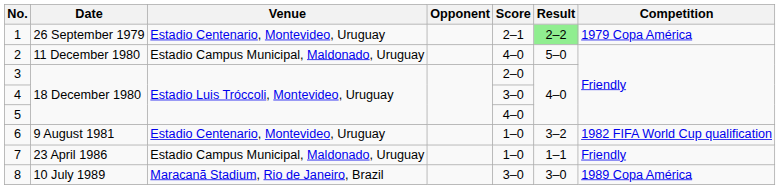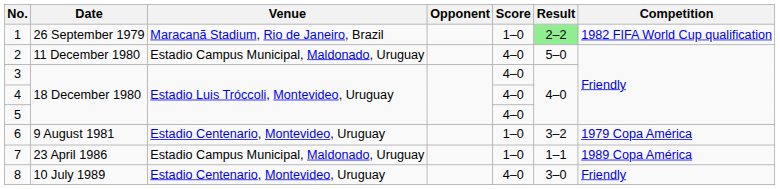(268, 34) Estadio Centenario, Montevideo, Uruguay -> (267, 34) Maracanã Stadium, Rio de Janeiro, Brazil
(513, 34) 2–1 -> (513, 34) 1–0
(637, 34) 1979 Copa América -> (677, 34) 1982 FIFA World Cup qualification
(513, 74) 2–0 -> (513, 74) 4–0
(513, 94) 3–0 -> (513, 94) 4–0
(677, 134) 1982 FIFA World Cup qualification -> (637, 134) 1979 Copa América
(604, 154) Friendly -> (637, 154) 1989 Copa América
(267, 174) Maracanã Stadium, Rio de Janeiro, Brazil -> (268, 174) Estadio Centenario, Montevideo, Uruguay
(513, 174) 3–0 -> (513, 174) 4–0
(637, 174) 1989 Copa América -> (604, 174) Friendly
